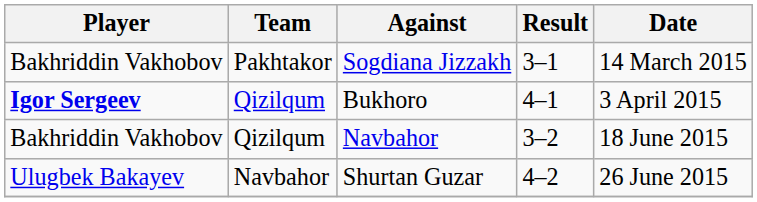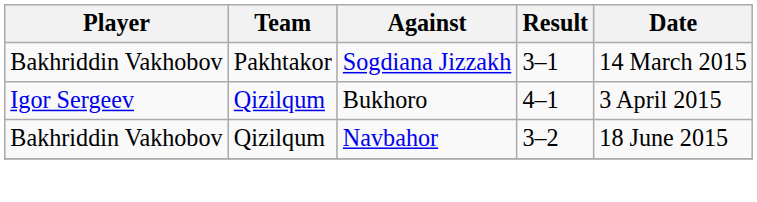(76, 100) bold -> (72, 100) normal
- row: (413, 176)
